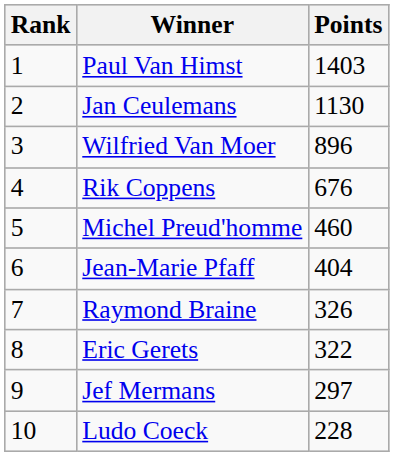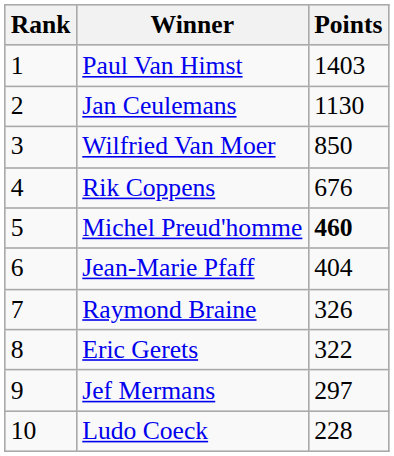(333, 146) 896 -> (333, 146) 850
(333, 227) normal -> (333, 227) bold
